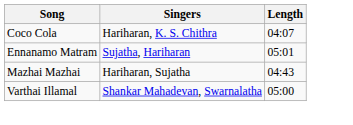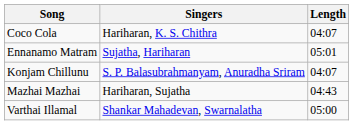+ row: (48, 72)
